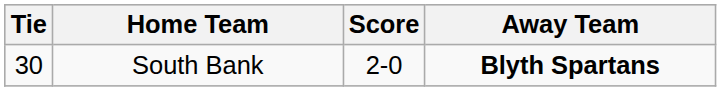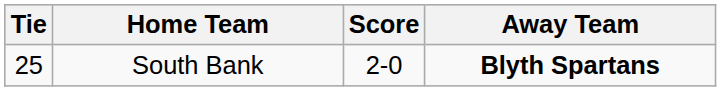(29, 65) 30 -> (29, 65) 25
